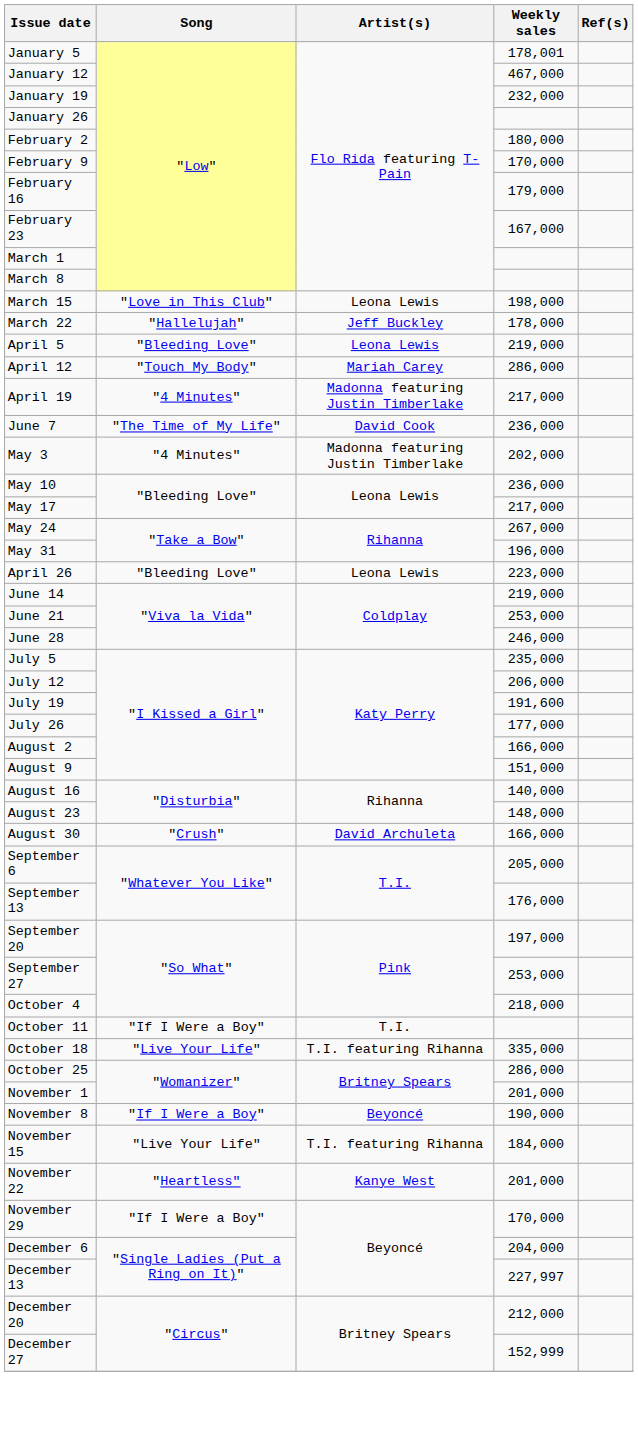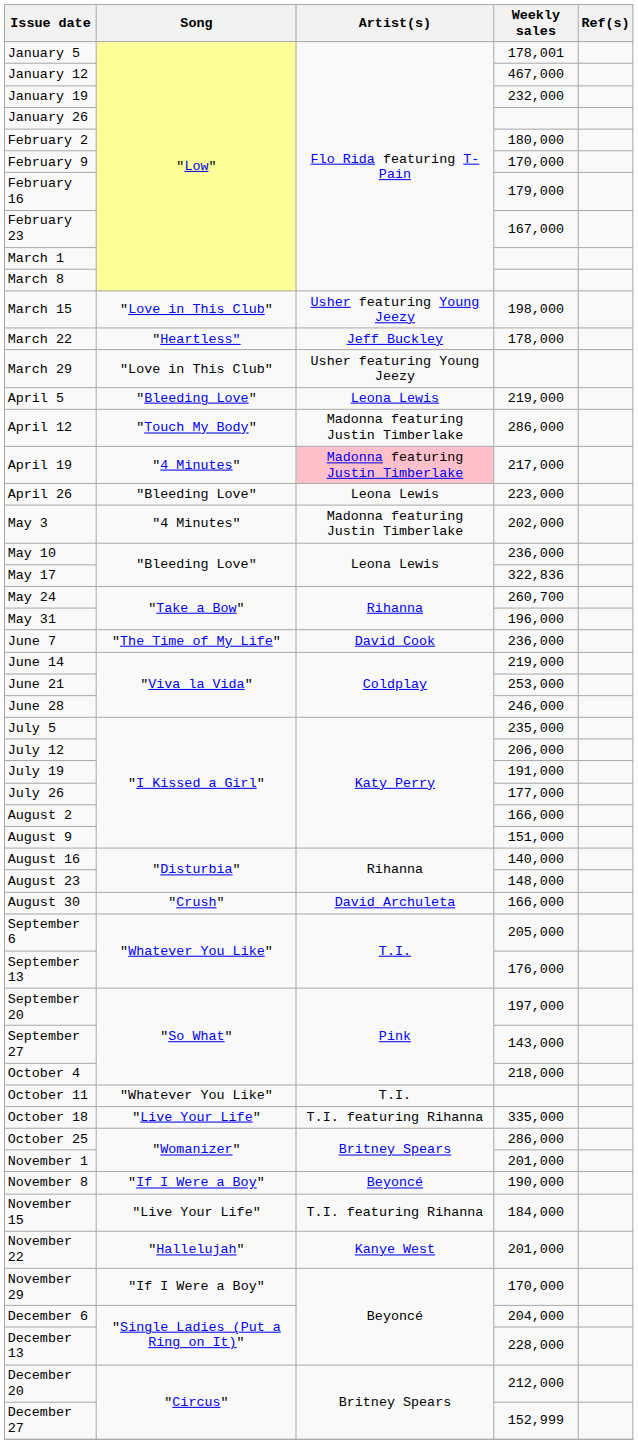(395, 302) Leona Lewis -> (395, 310) Usher featuring Young Jeezy
(196, 324) "Hallelujah" -> (196, 339) "Heartless"
+ row: (40, 369)
(395, 367) Mariah Carey -> (395, 428) Madonna featuring Justin Timberlake
(395, 397) no background -> (395, 465) pink background
rows swapped: (40, 573) <-> (32, 426)
(536, 507) 217,000 -> (536, 575) 322,836
(536, 529) 267,000 -> (536, 597) 260,700
(536, 704) 191,600 -> (536, 772) 191,000
(536, 976) 253,000 -> (536, 1044) 143,000
(196, 1027) "If I Were a Boy" -> (196, 1096) "Whatever You Like"
(196, 1182) "Heartless" -> (196, 1250) "Hallelujah"
(536, 1278) 227,997 -> (536, 1346) 228,000
